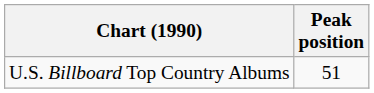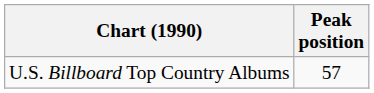(331, 72) 51 -> (331, 72) 57
